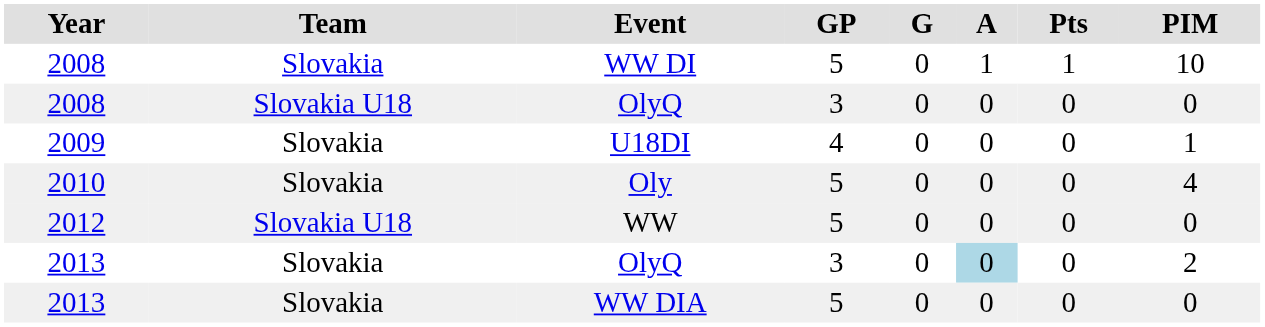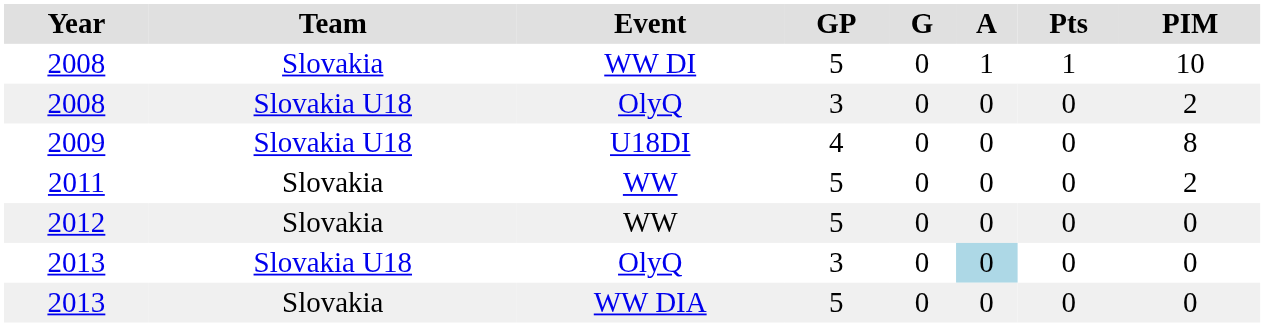(1190, 103) 0 -> (1190, 103) 2
(333, 142) Slovakia -> (333, 142) Slovakia U18
(1190, 142) 1 -> (1190, 142) 8
- row: (76, 182)
+ row: (76, 182)
(333, 222) Slovakia U18 -> (333, 222) Slovakia
(333, 262) Slovakia -> (333, 262) Slovakia U18
(1190, 262) 2 -> (1190, 262) 0
